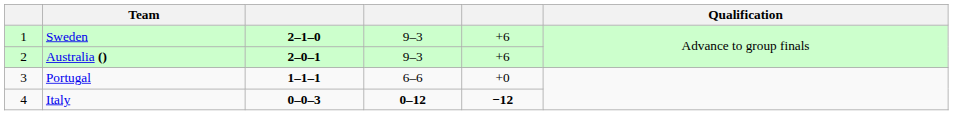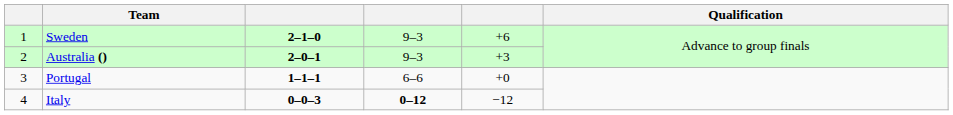(503, 57) +6 -> (503, 57) +3
(503, 99) bold -> (503, 99) normal
